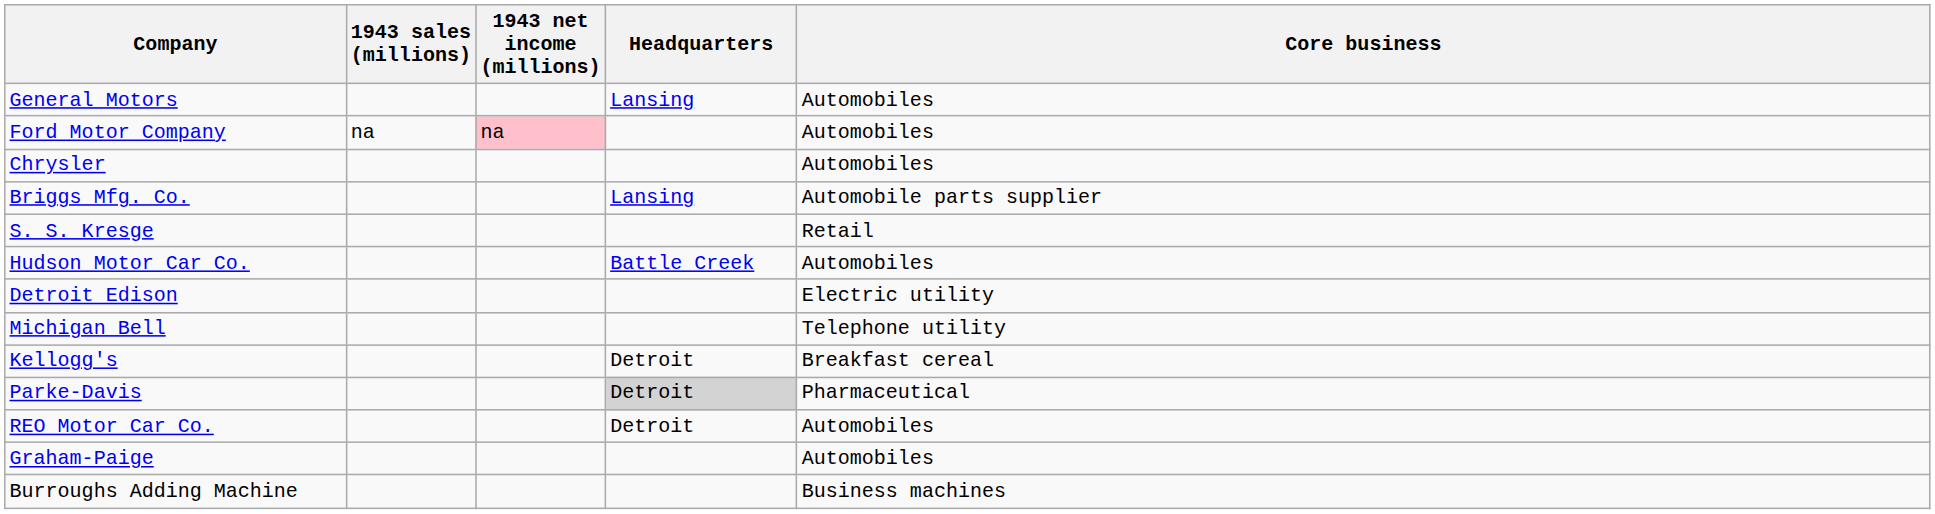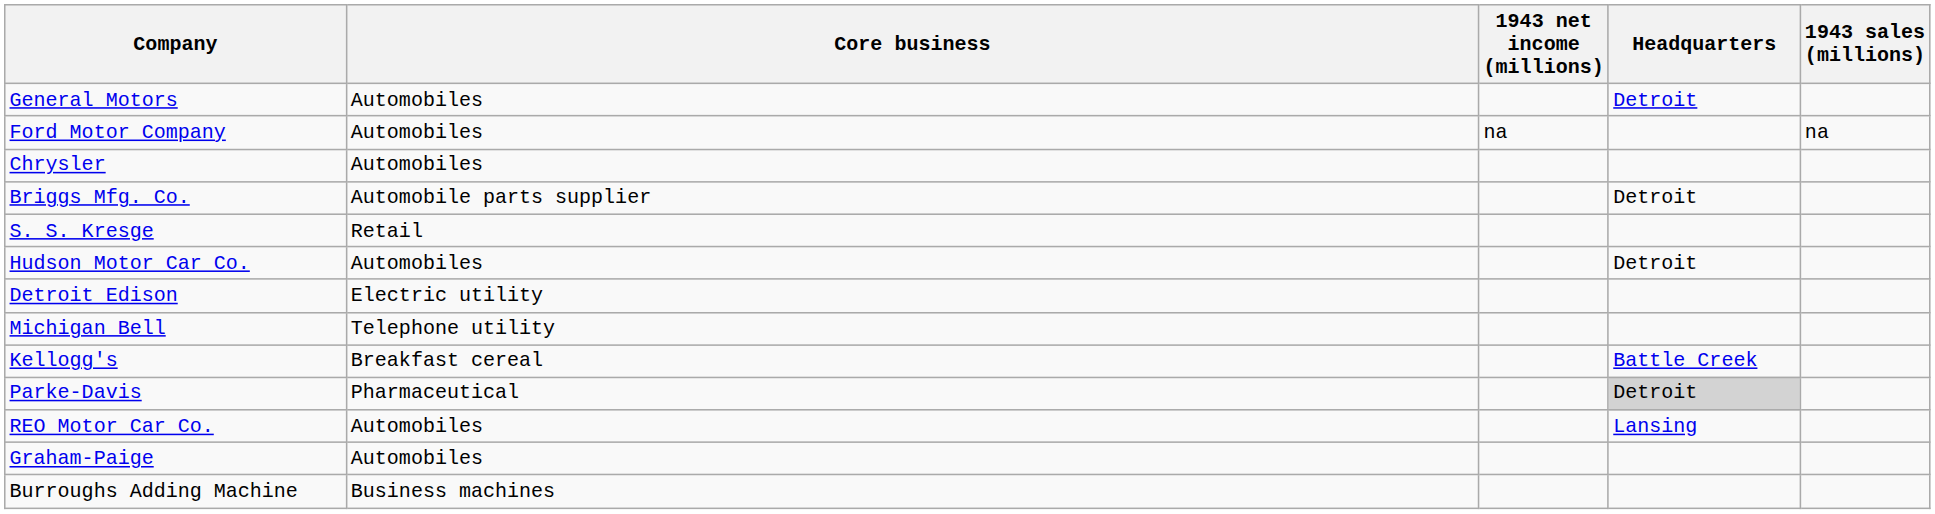columns swapped: (411, 44) <-> (1363, 44)
(652, 100) Lansing -> (1655, 100) Detroit
(492, 133) pink background -> (1496, 133) no background
(652, 198) Lansing -> (1655, 198) Detroit
(682, 263) Battle Creek -> (1655, 263) Detroit
(652, 361) Detroit -> (1685, 361) Battle Creek
(652, 426) Detroit -> (1655, 426) Lansing
